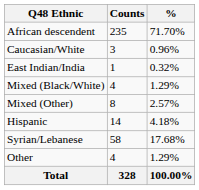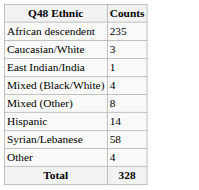- column: (171, 13)
